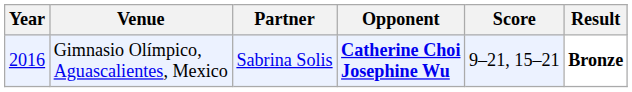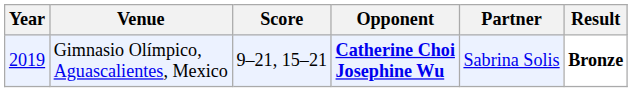columns swapped: (284, 19) <-> (514, 19)
(27, 60) 2016 -> (27, 60) 2019
